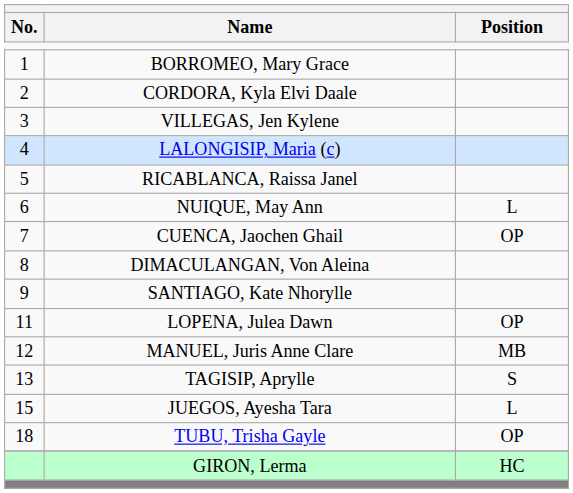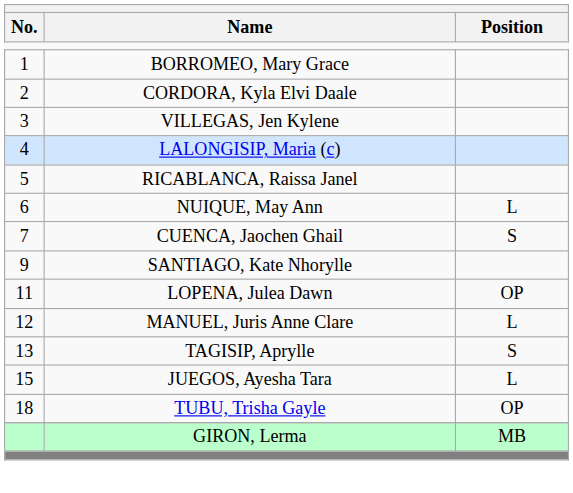(512, 236) OP -> (512, 236) S
- row: (24, 264)
(512, 350) MB -> (512, 322) L
(512, 465) HC -> (512, 436) MB
